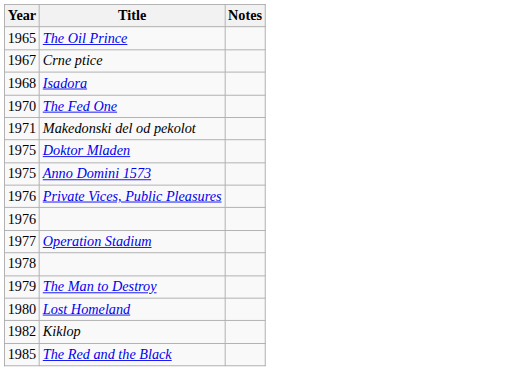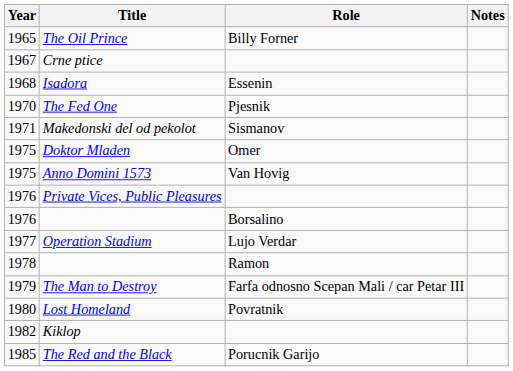+ column: (346, 15)
